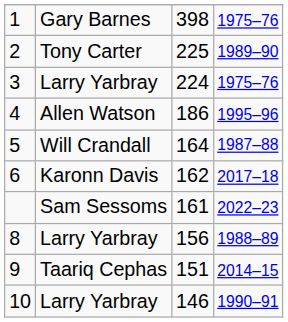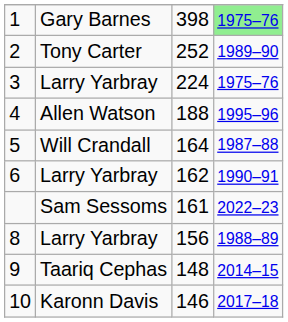(248, 20) no background -> (248, 20) lightgreen background
(193, 51) 225 -> (193, 51) 252
(193, 113) 186 -> (193, 113) 188
(99, 176) Karonn Davis -> (99, 176) Larry Yarbray
(248, 176) 2017–18 -> (248, 176) 1990–91
(193, 269) 151 -> (193, 269) 148
(99, 301) Larry Yarbray -> (99, 301) Karonn Davis
(248, 301) 1990–91 -> (248, 301) 2017–18
